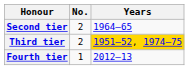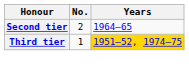(80, 42) 2 -> (80, 42) 1
- row: (37, 57)
